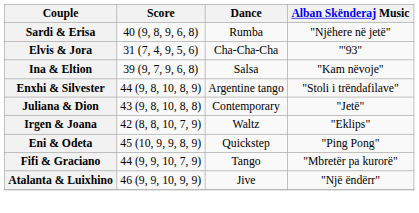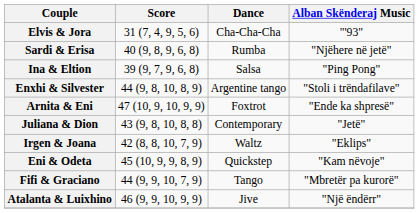rows swapped: (61, 32) <-> (61, 50)
(350, 69) "Kam nëvoje" -> (351, 69) "Ping Pong"
+ row: (60, 106)
(350, 143) "Ping Pong" -> (351, 161) "Kam nëvoje"
